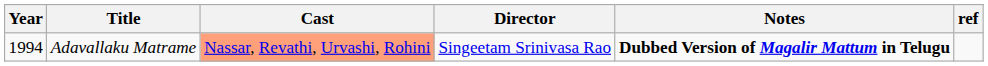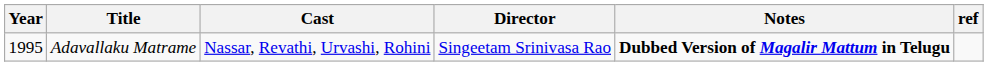(26, 47) 1994 -> (26, 47) 1995
(317, 47) lightsalmon background -> (317, 47) no background
